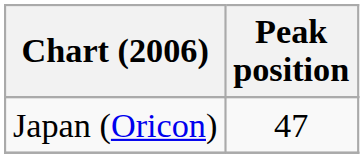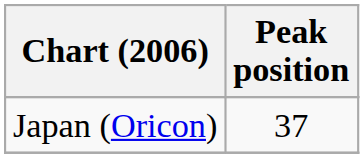(291, 124) 47 -> (291, 124) 37
